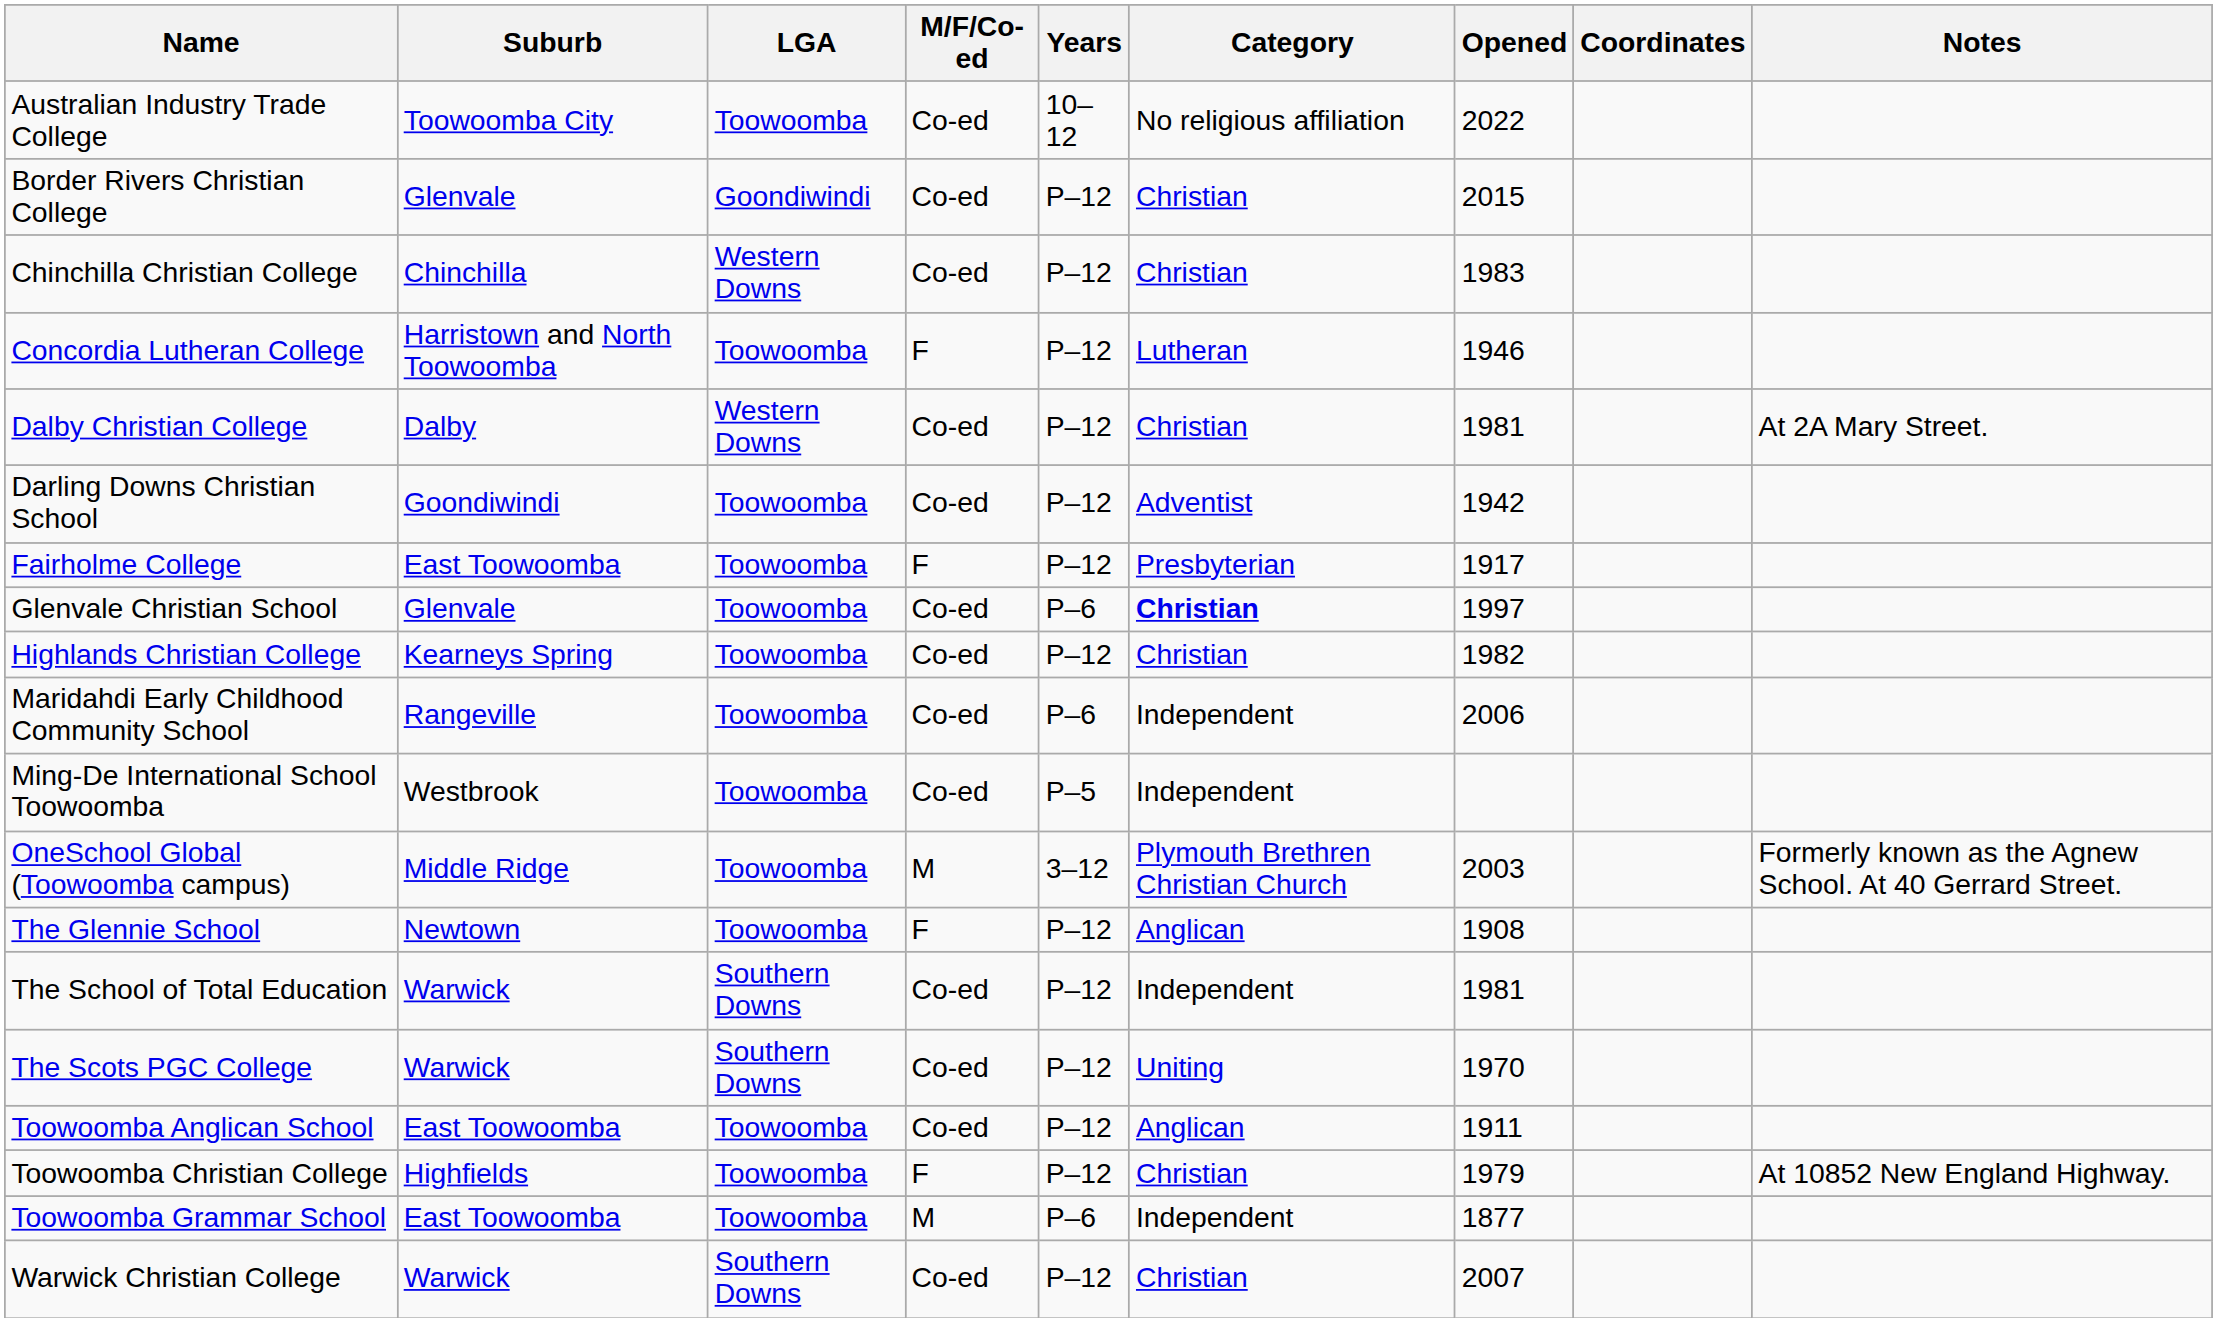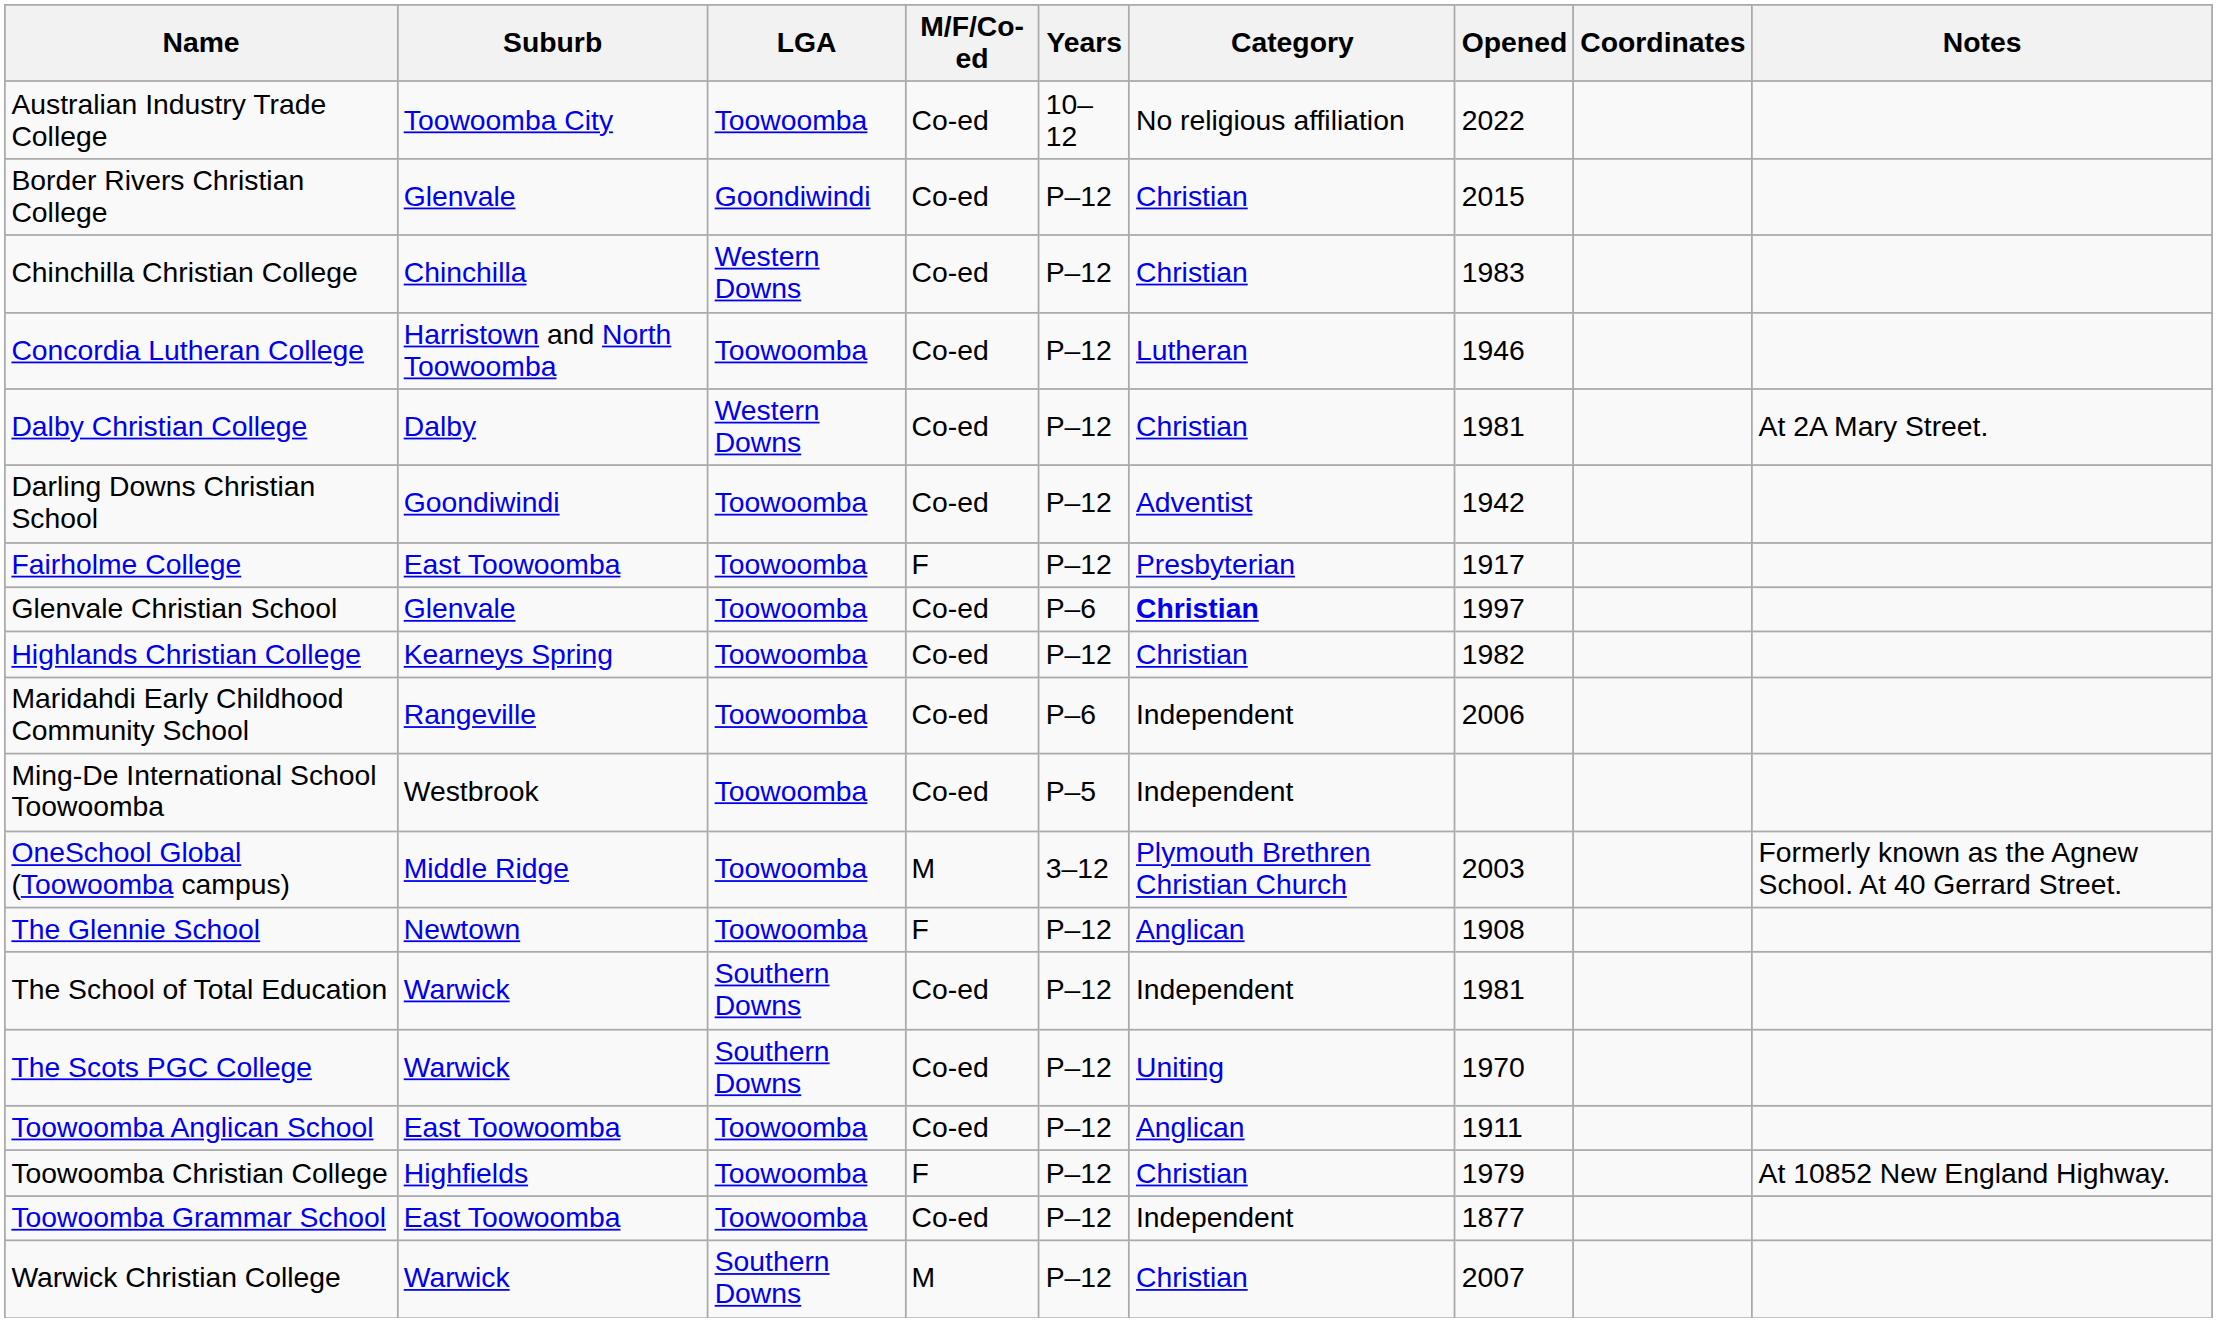(920, 349) F -> (950, 349) Co-ed
(923, 1217) M -> (950, 1217) Co-ed
(1071, 1217) P–6 -> (1079, 1217) P–12
(950, 1278) Co-ed -> (923, 1278) M
